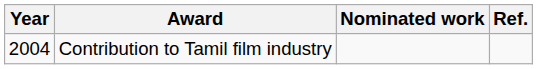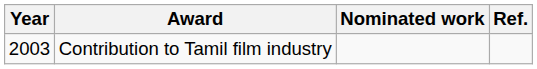(30, 48) 2004 -> (30, 48) 2003
